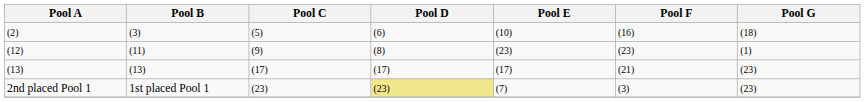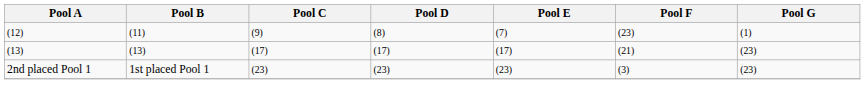- row: (13, 33)
(504, 51) (23) -> (501, 33) (7)
(382, 88) khaki background -> (382, 70) no background
(501, 88) (7) -> (504, 70) (23)
